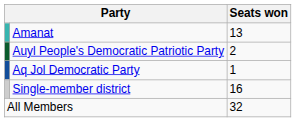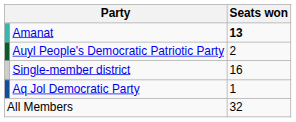(236, 32) normal -> (236, 32) bold
rows swapped: (76, 70) <-> (71, 88)
